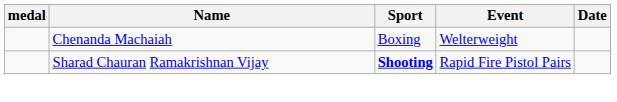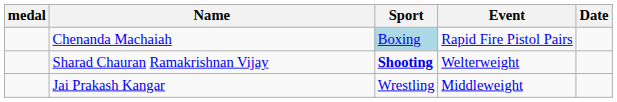(399, 39) no background -> (399, 39) lightblue background
(479, 39) Welterweight -> (507, 39) Rapid Fire Pistol Pairs
(505, 62) Rapid Fire Pistol Pairs -> (480, 62) Welterweight
+ row: (109, 85)
